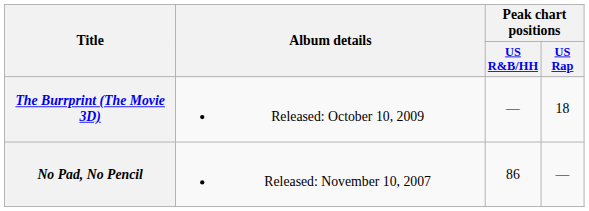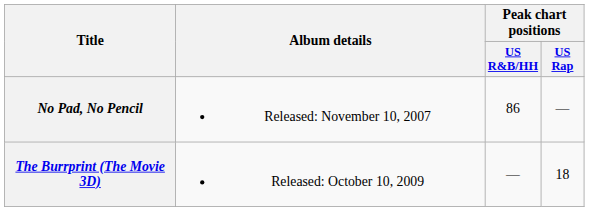rows swapped: (90, 174) <-> (90, 109)
